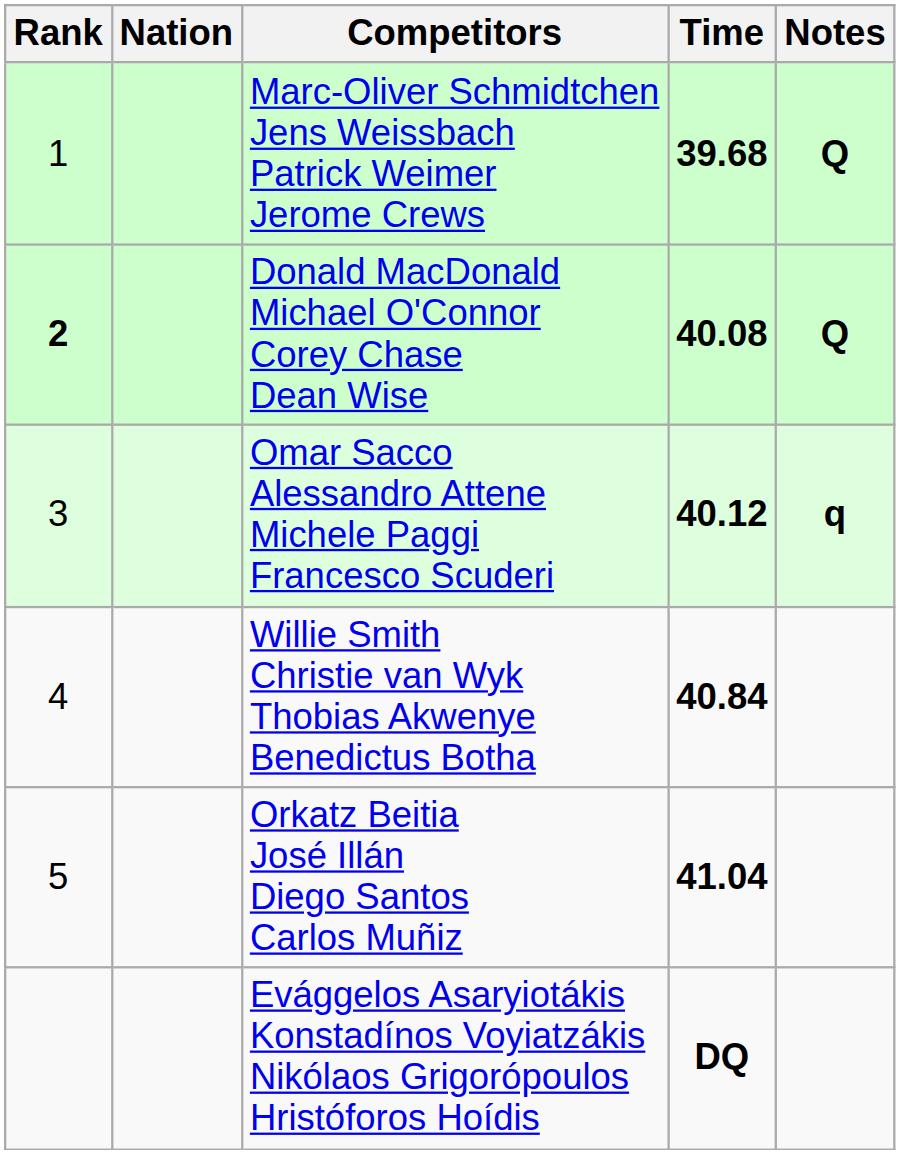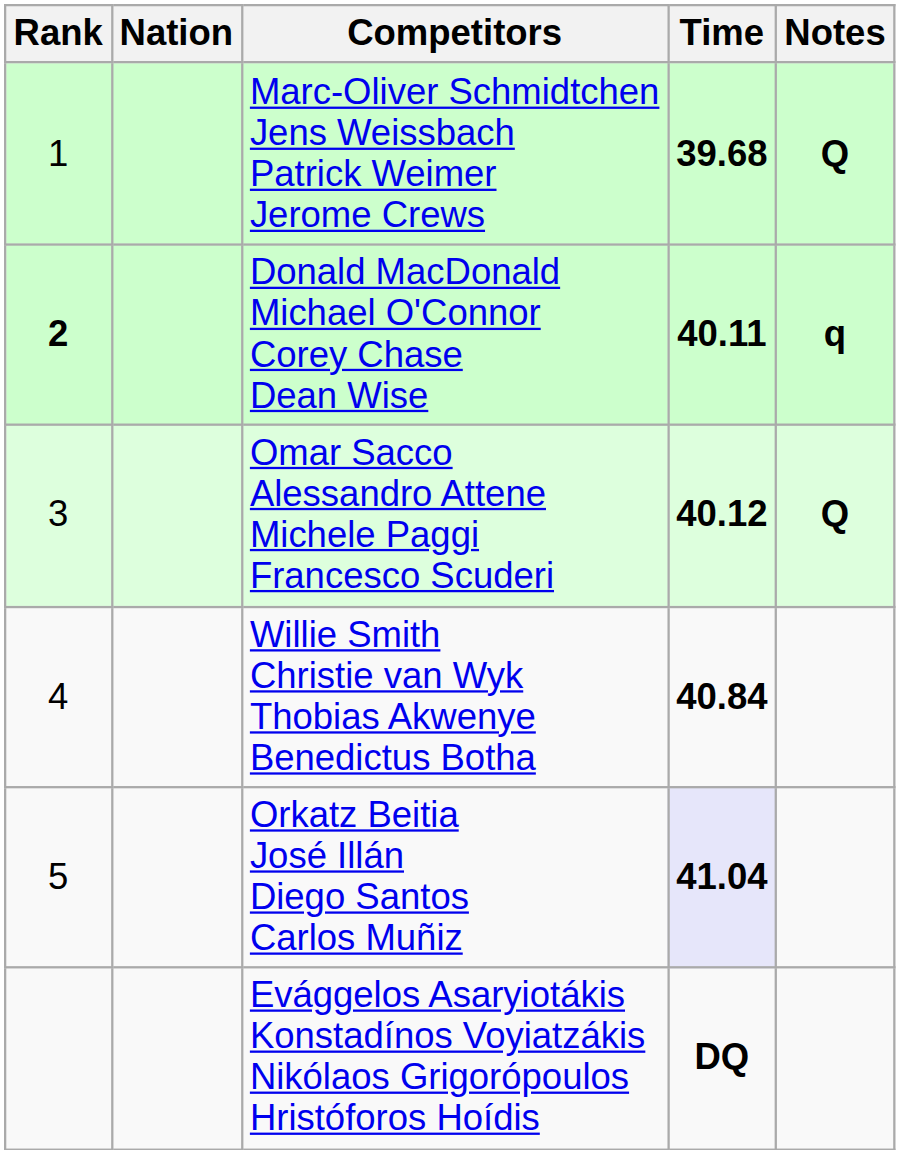(722, 333) 40.08 -> (722, 333) 40.11
(835, 333) Q -> (835, 333) q
(835, 514) q -> (835, 514) Q
(722, 876) no background -> (722, 876) lavender background
